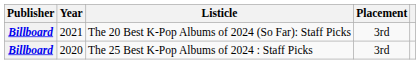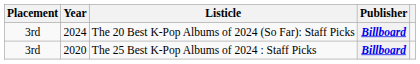columns swapped: (31, 13) <-> (382, 13)
(71, 31) 2021 -> (75, 31) 2024
